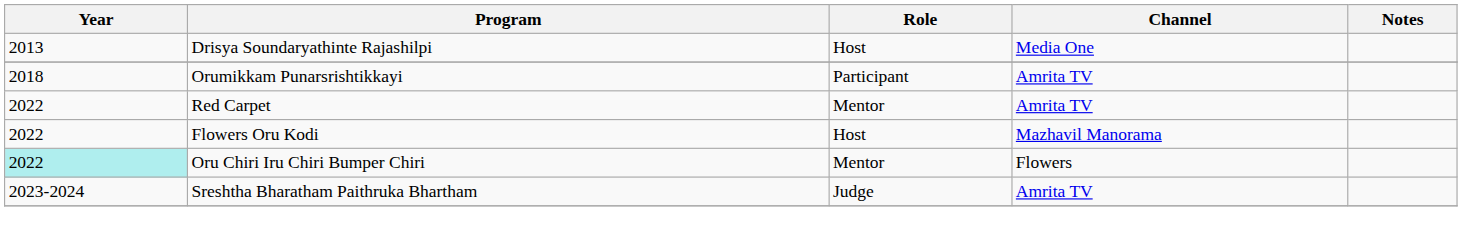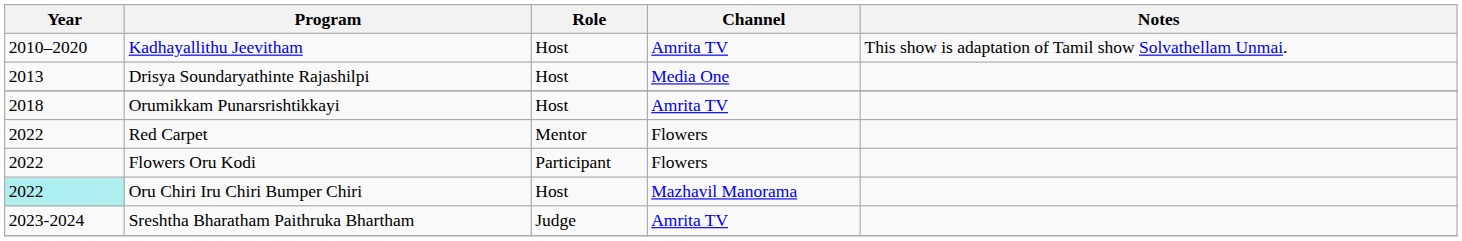+ row: (216, 47)
(871, 76) Participant -> (552, 105) Host
(1054, 105) Amrita TV -> (679, 134) Flowers
(849, 134) Host -> (573, 163) Participant
(1089, 134) Mazhavil Manorama -> (679, 163) Flowers
(859, 163) Mentor -> (552, 192) Host
(1044, 163) Flowers -> (724, 192) Mazhavil Manorama
